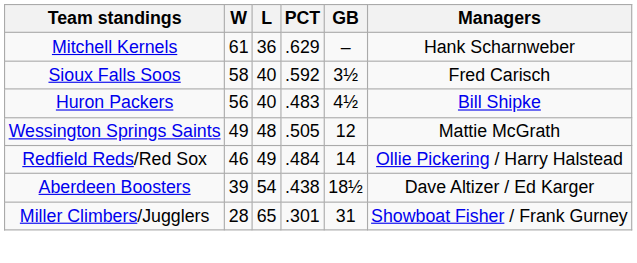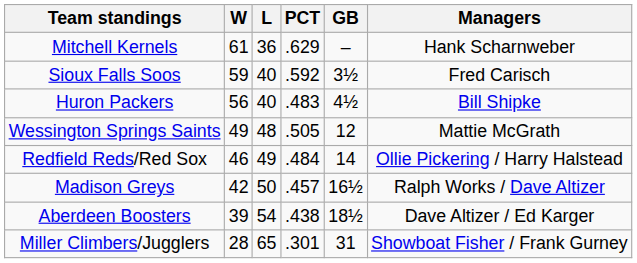(239, 74) 58 -> (239, 74) 59
+ row: (115, 187)
